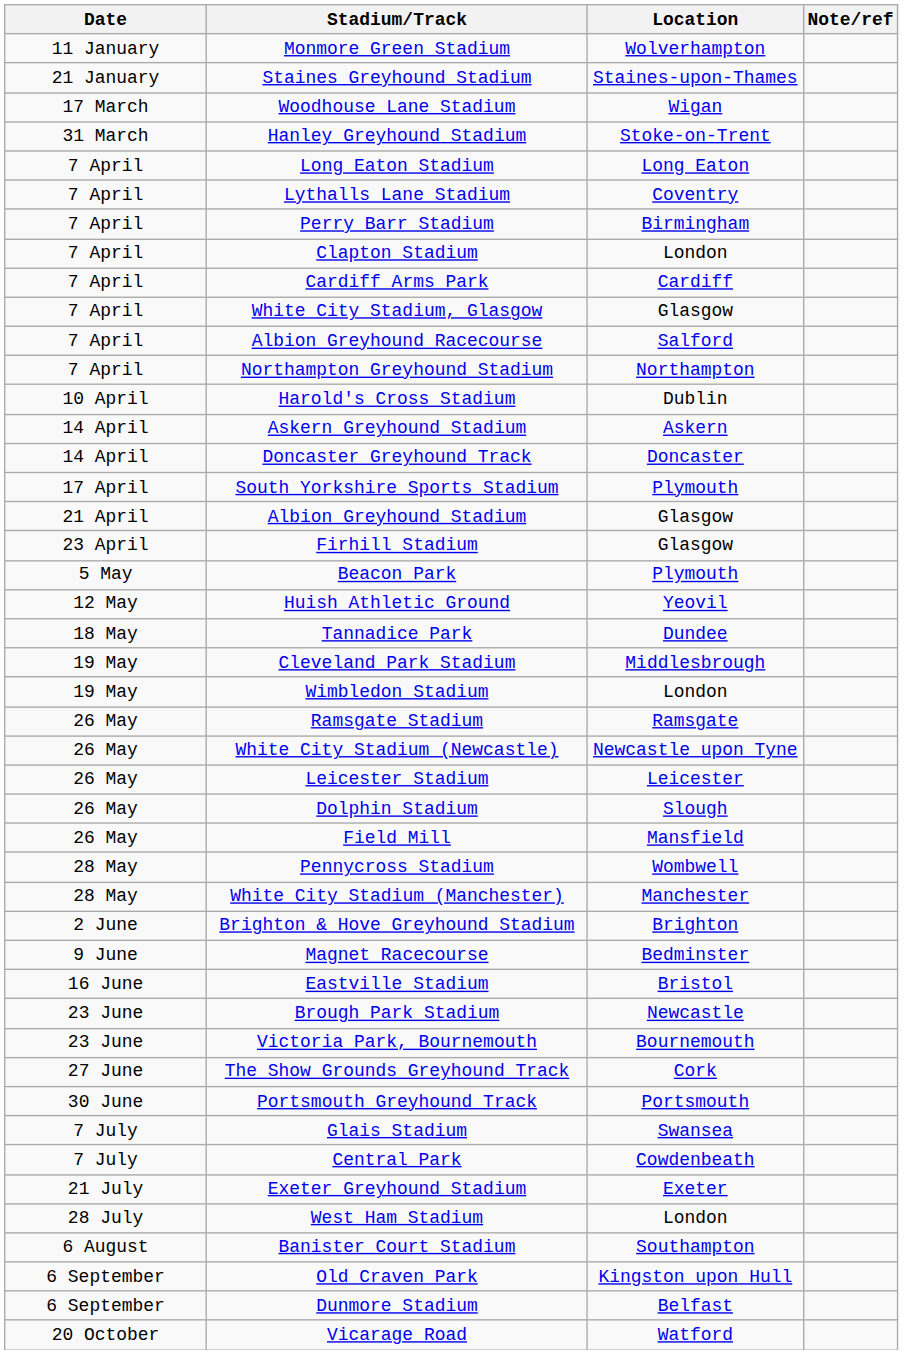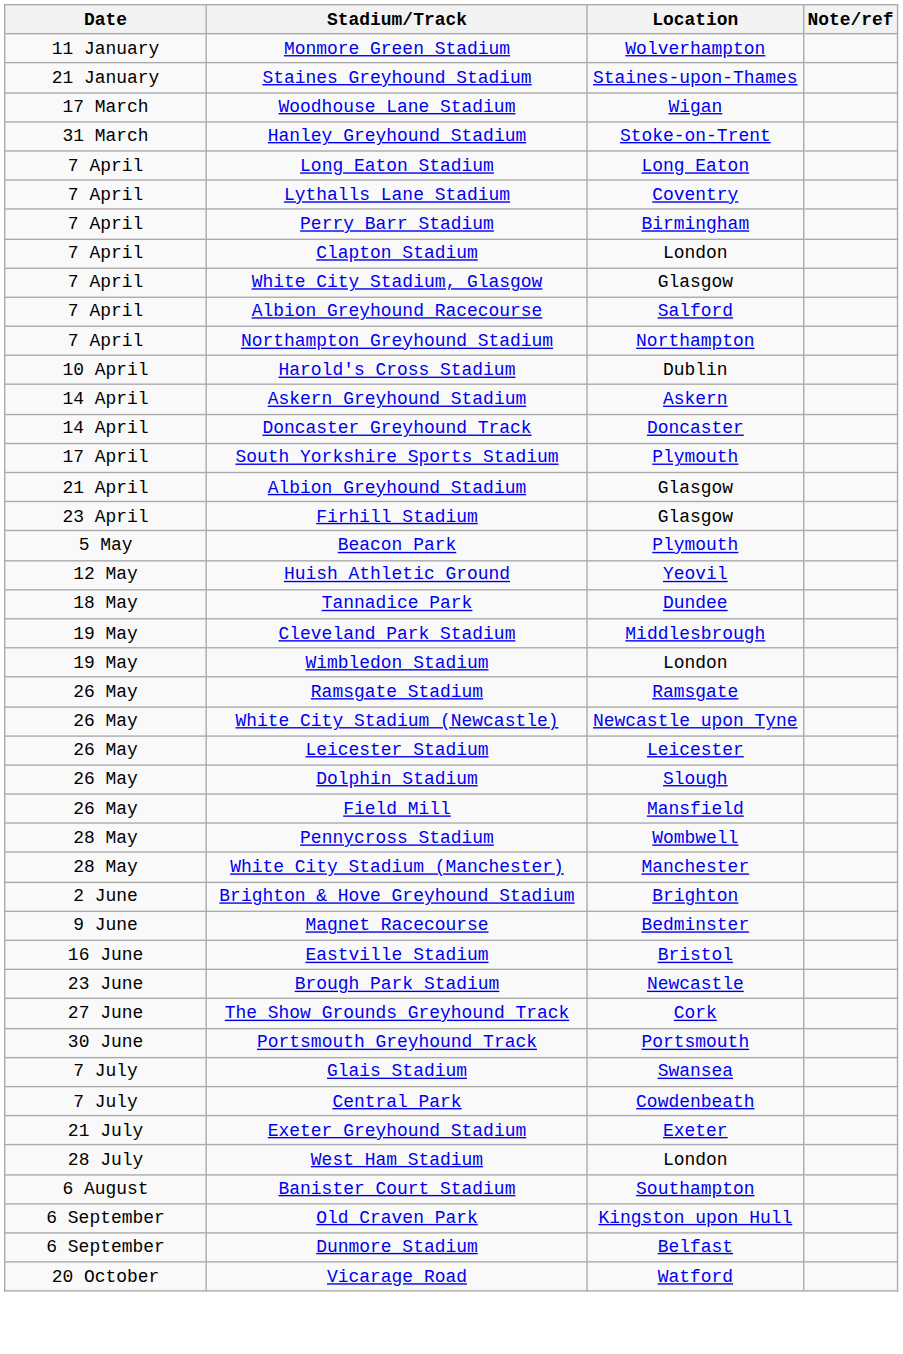- row: (397, 282)
- row: (397, 1043)
